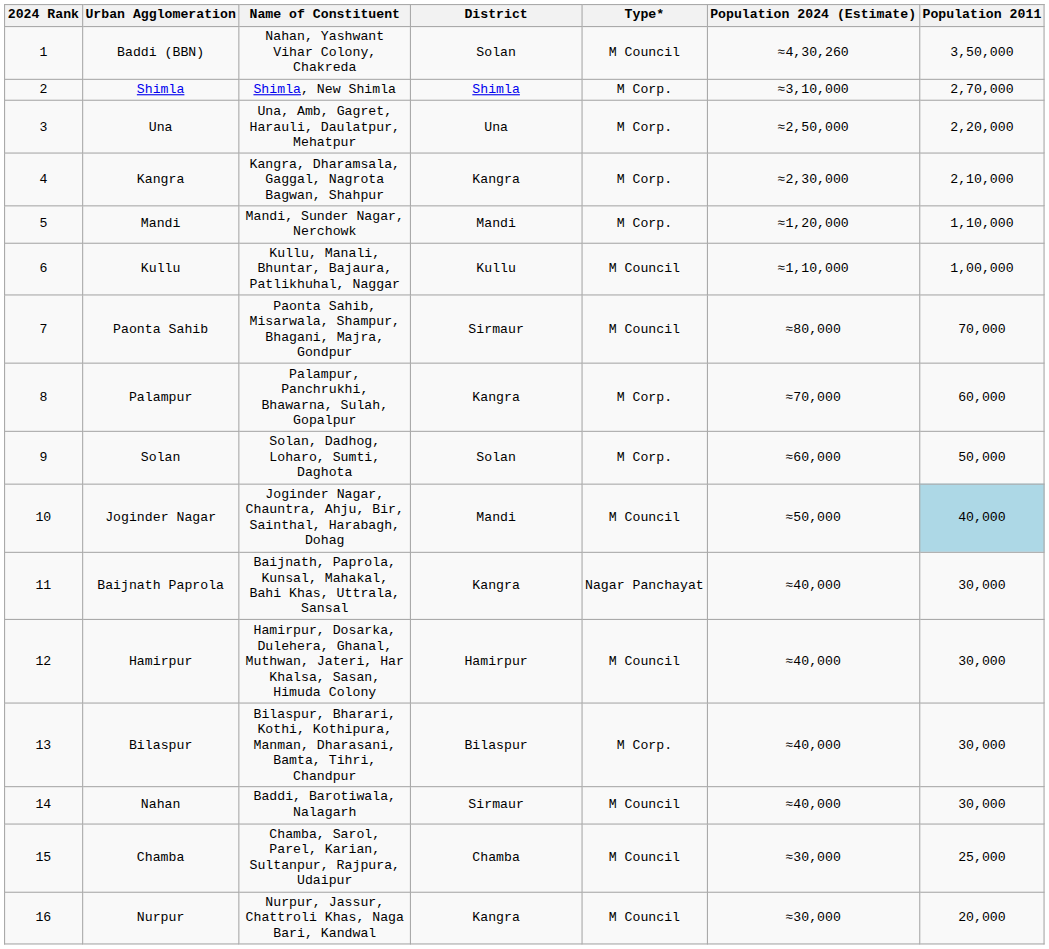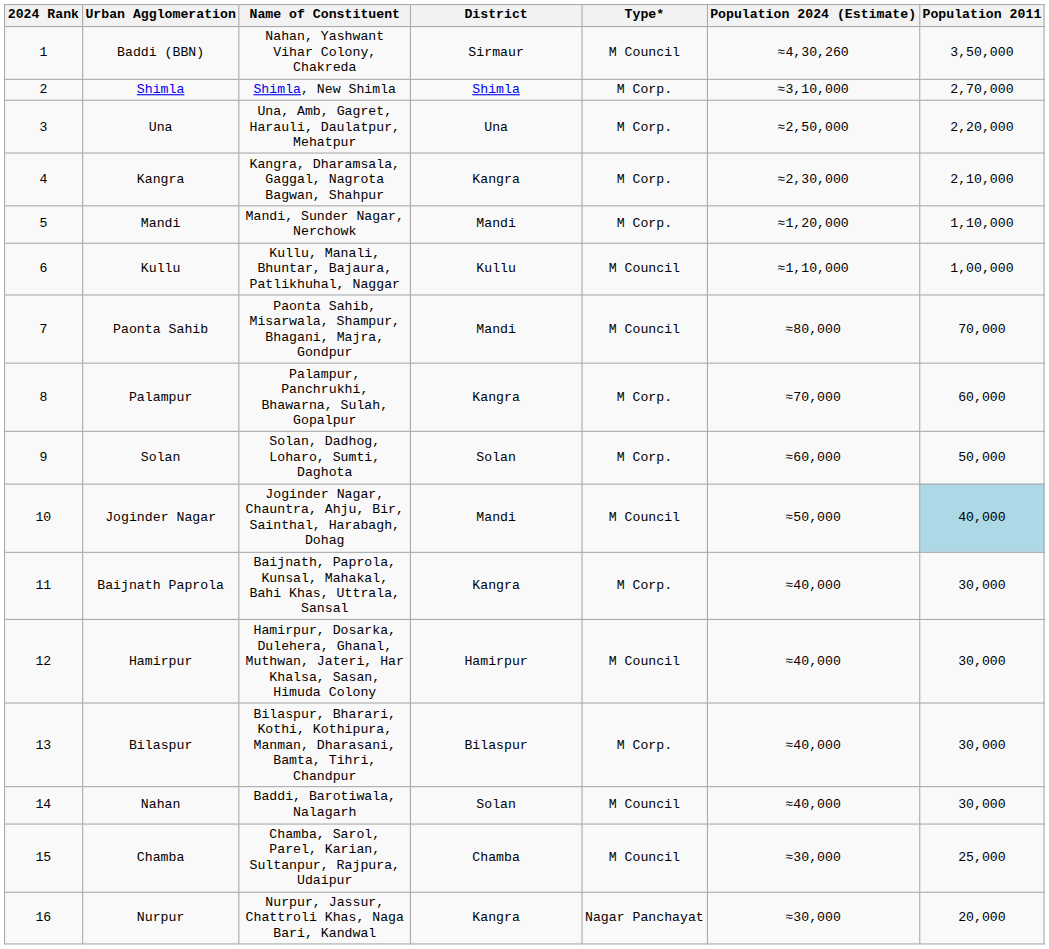(496, 53) Solan -> (496, 53) Sirmaur
(496, 329) Sirmaur -> (496, 329) Mandi
(644, 586) Nagar Panchayat -> (644, 586) M Corp.
(496, 805) Sirmaur -> (496, 805) Solan
(644, 918) M Council -> (644, 918) Nagar Panchayat
